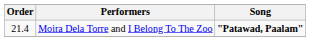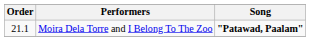(20, 28) 21.4 -> (20, 28) 21.1
